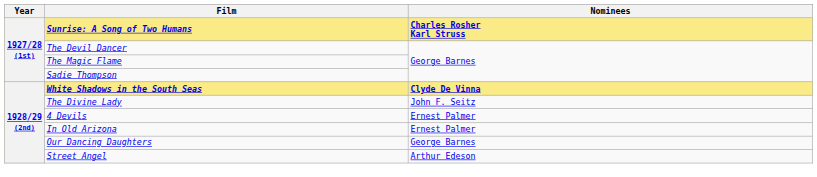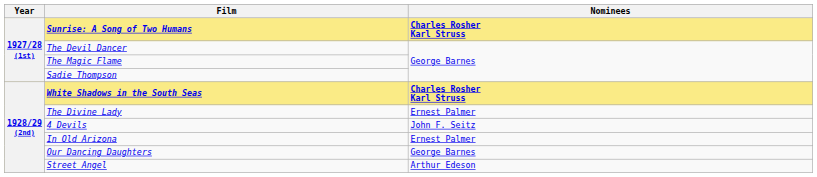(446, 88) Clyde De Vinna -> (446, 93) Charles Rosher Karl Struss
(443, 102) John F. Seitz -> (443, 112) Ernest Palmer
(443, 116) Ernest Palmer -> (443, 125) John F. Seitz
